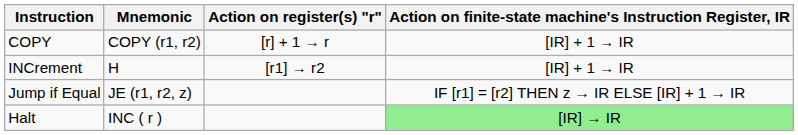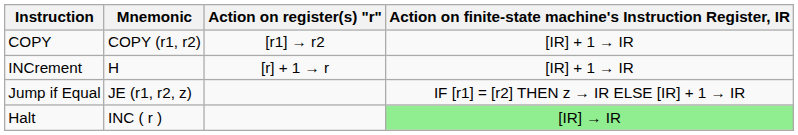(295, 42) [r] + 1 → r -> (295, 42) [r1] → r2
(295, 67) [r1] → r2 -> (295, 67) [r] + 1 → r
